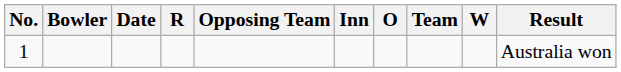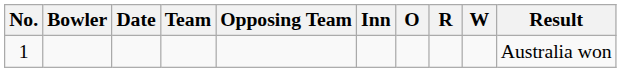columns swapped: (435, 20) <-> (177, 20)
